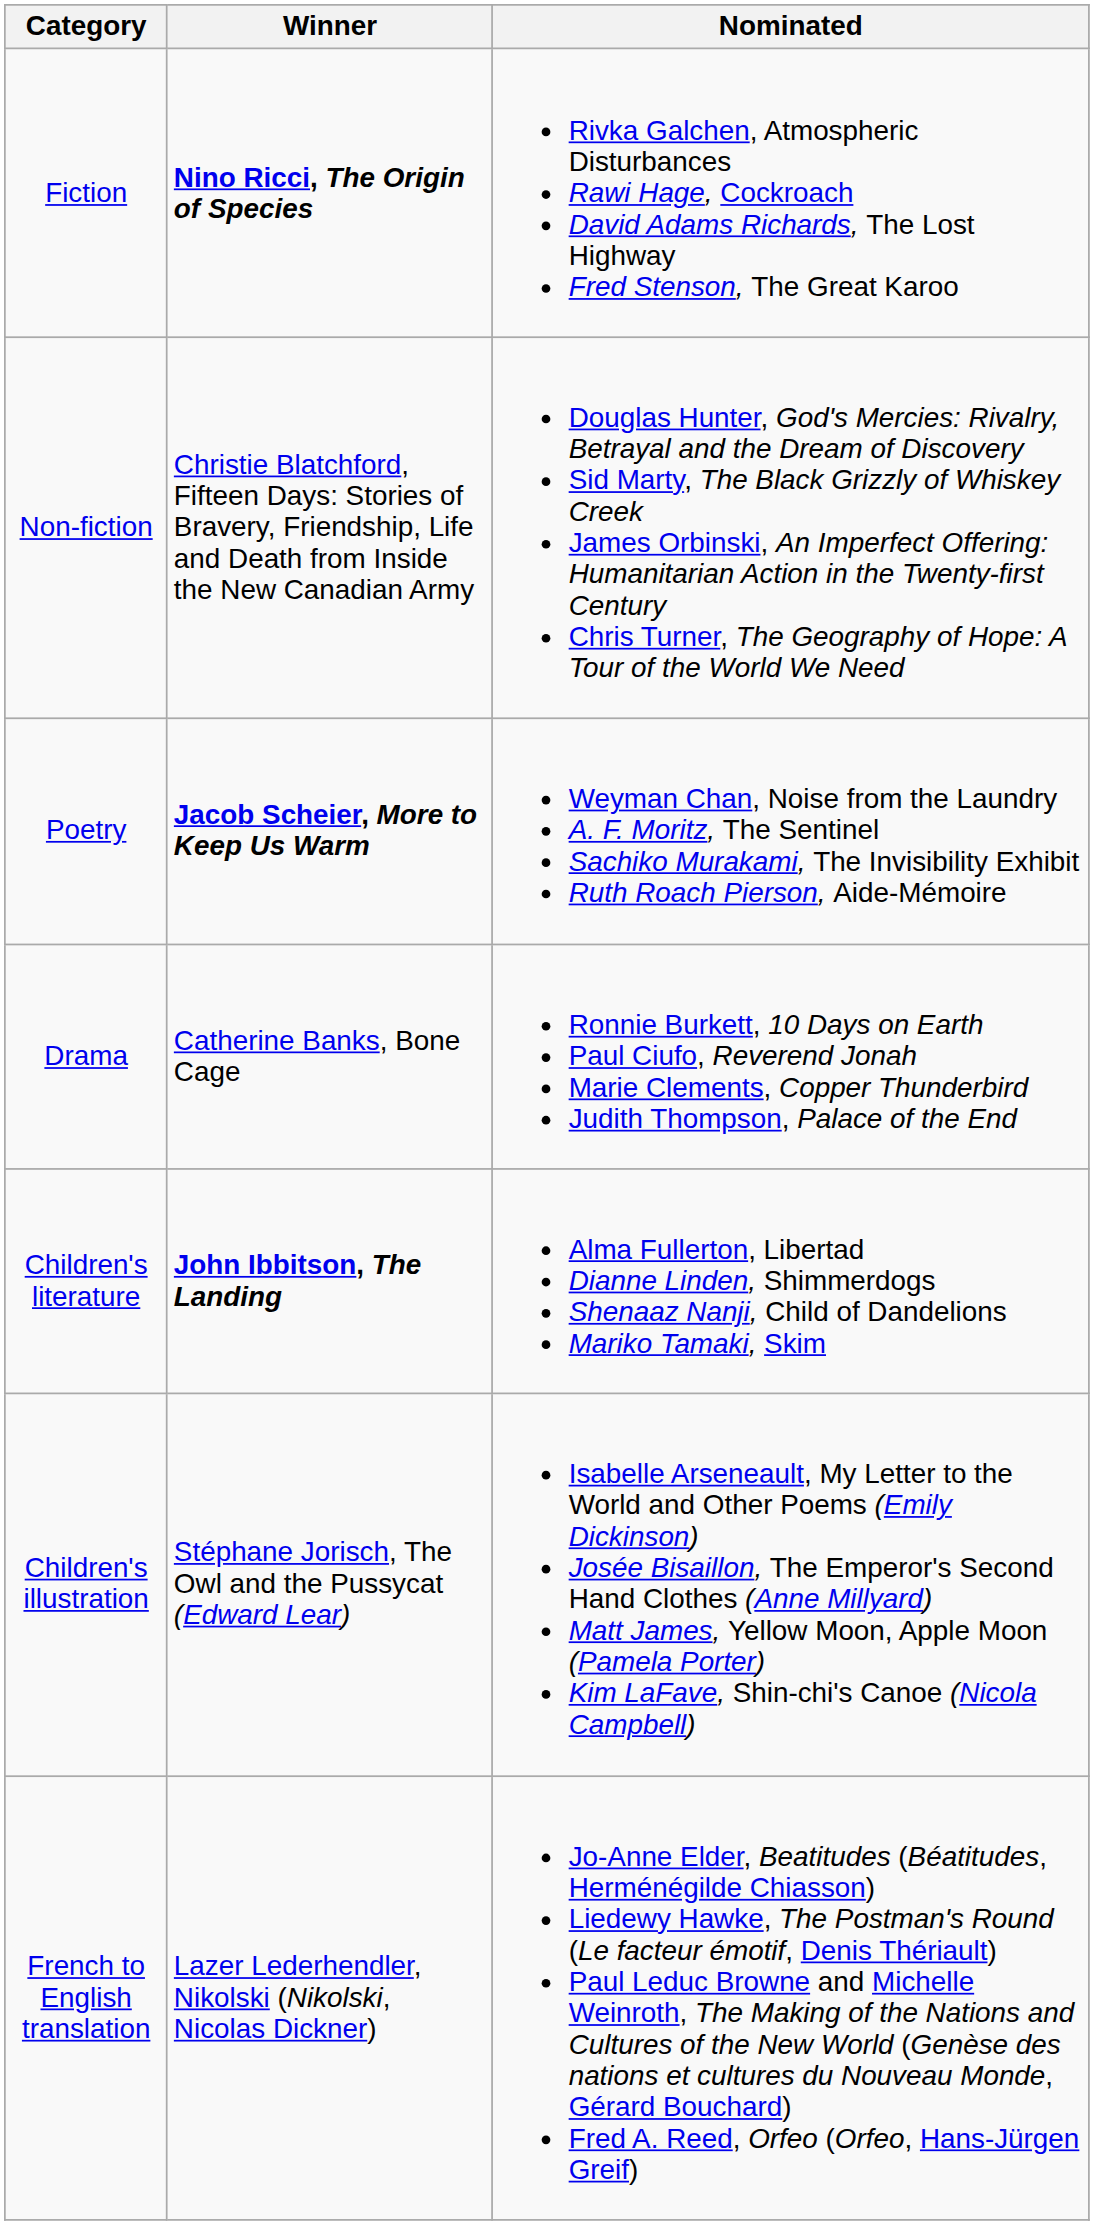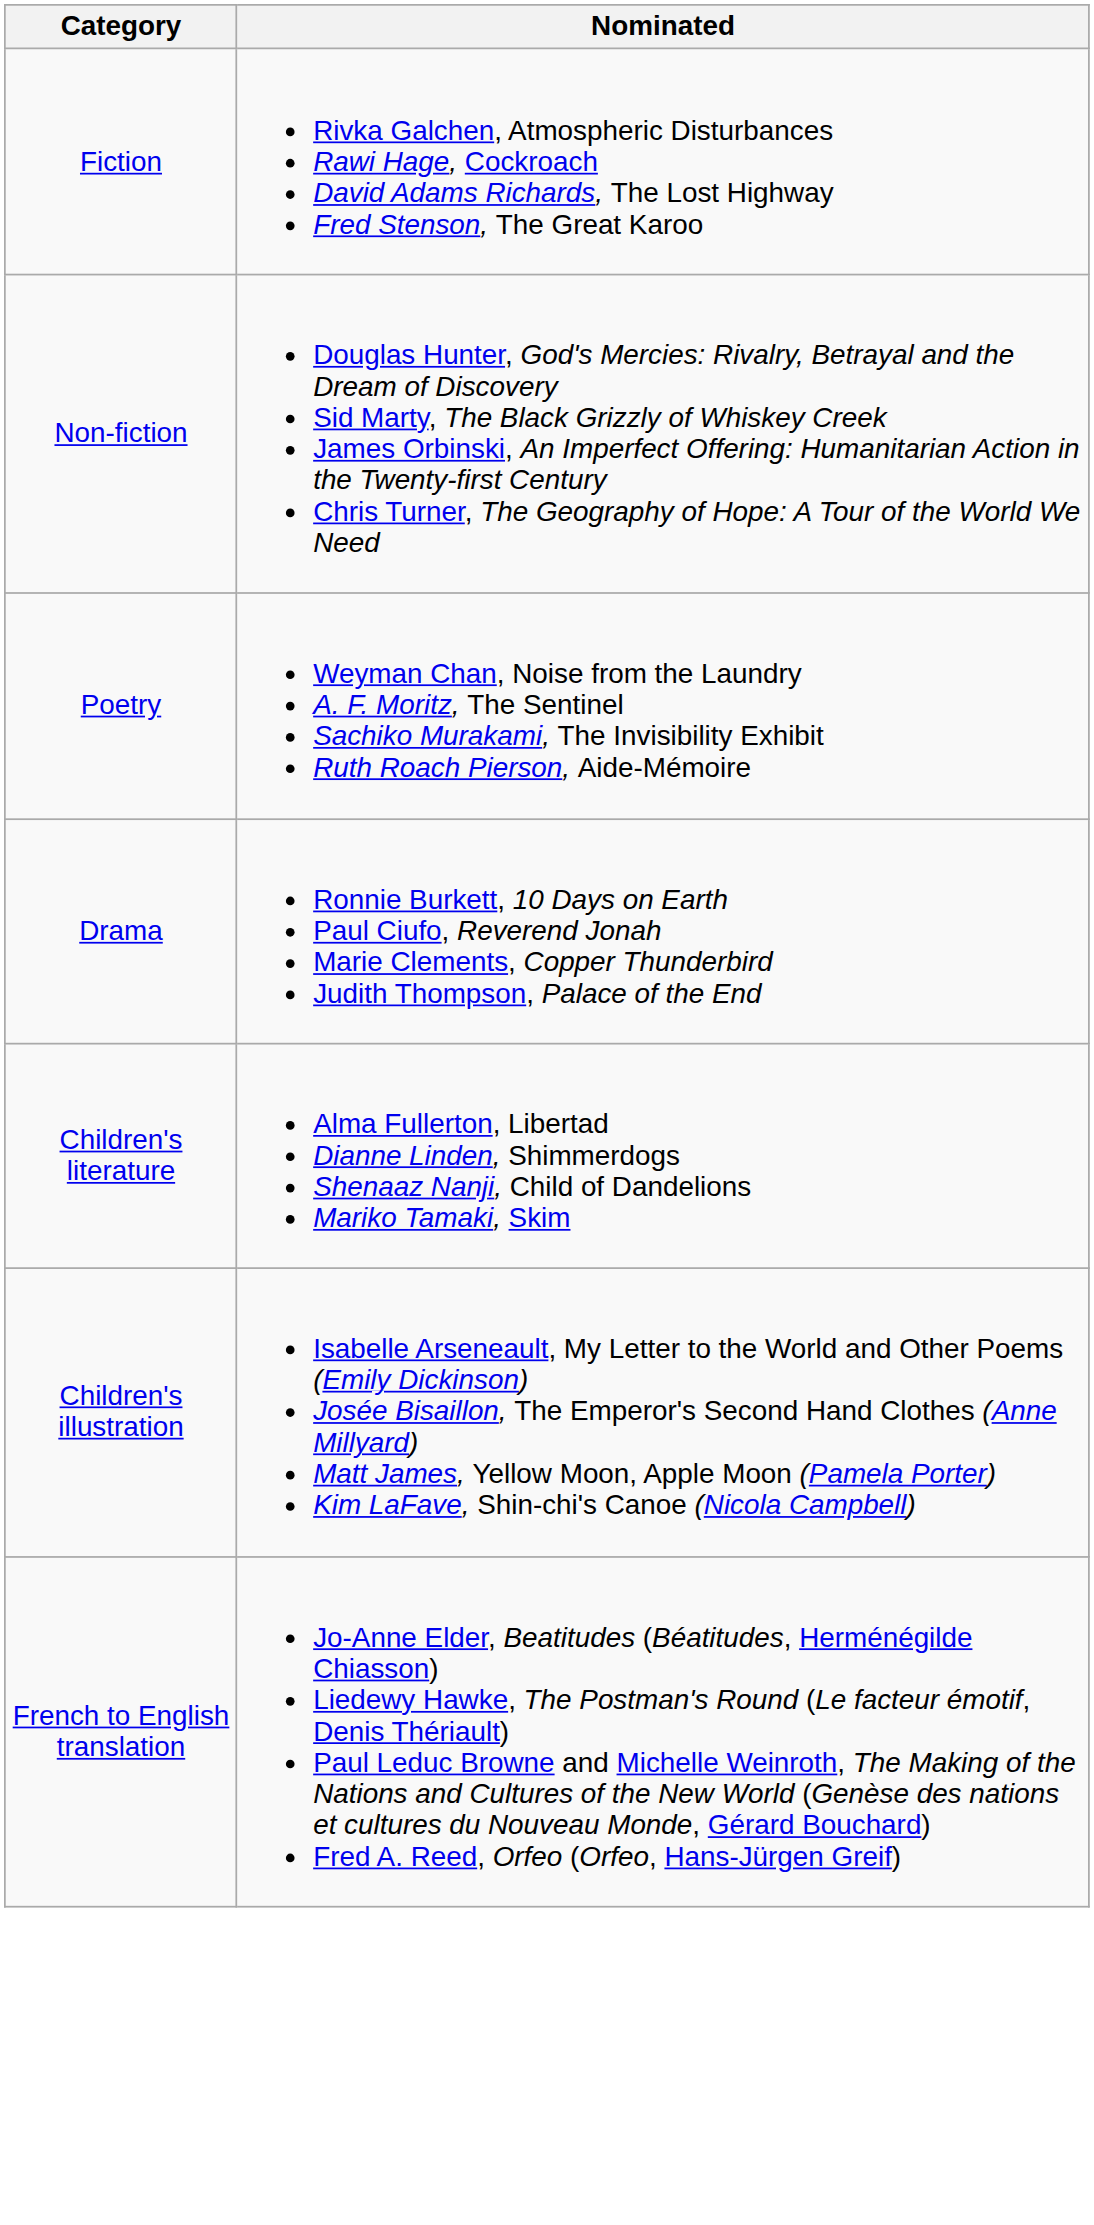- column: (330, 26)
